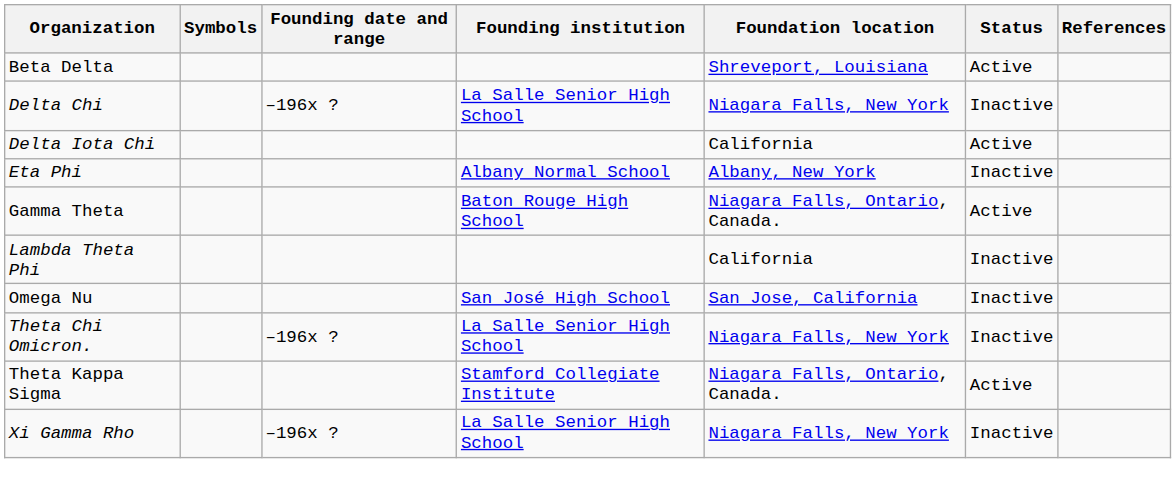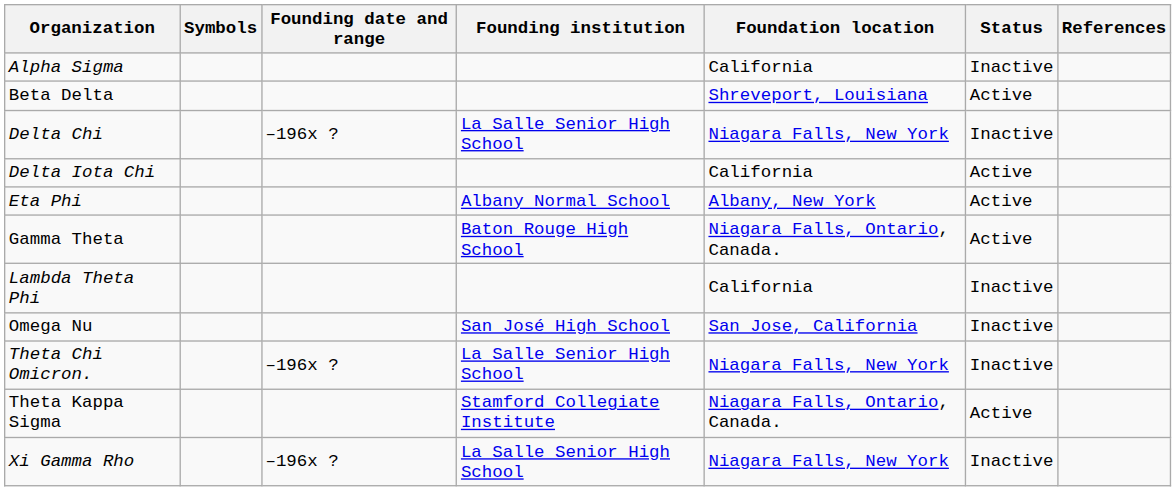+ row: (66, 67)
(1012, 173) Inactive -> (1001, 201) Active
